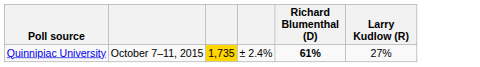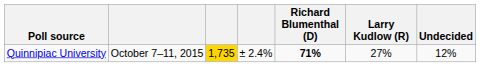+ column: (446, 36)
(310, 53) 61% -> (310, 53) 71%
